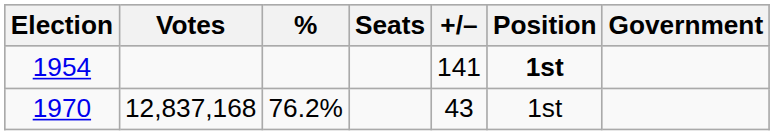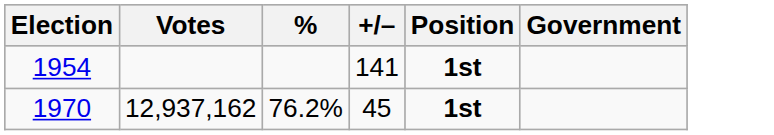- column: (390, 25)
(191, 108) 12,837,168 -> (191, 108) 12,937,162
(459, 108) 43 -> (377, 108) 45
(545, 108) normal -> (463, 108) bold
